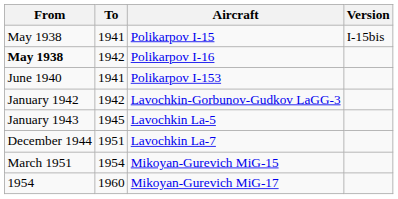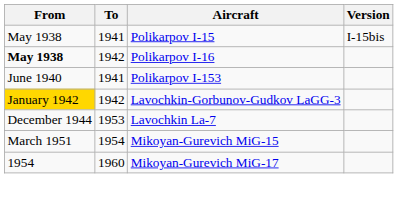(43, 99) no background -> (43, 99) gold background
- row: (173, 120)
(111, 141) 1951 -> (111, 120) 1953
